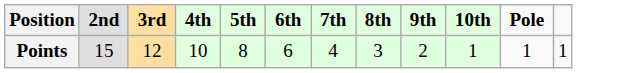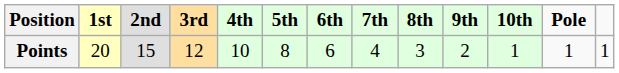+ column: (100, 19)
